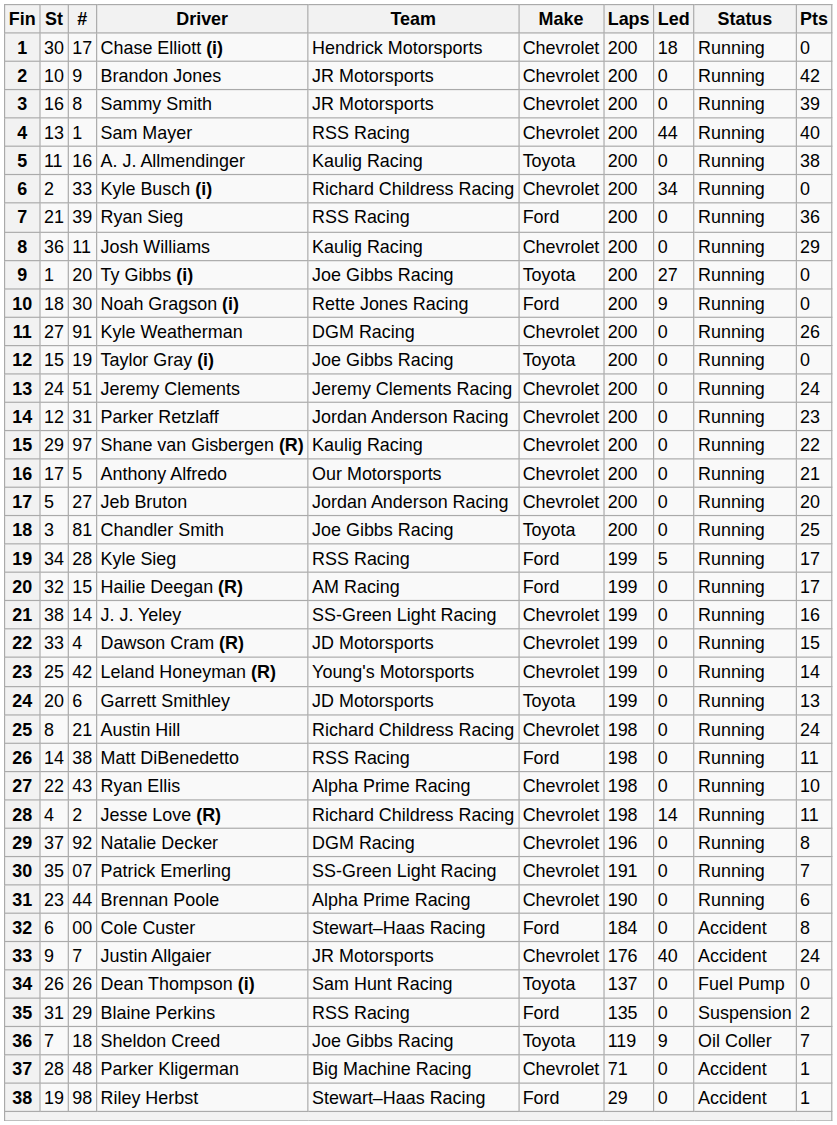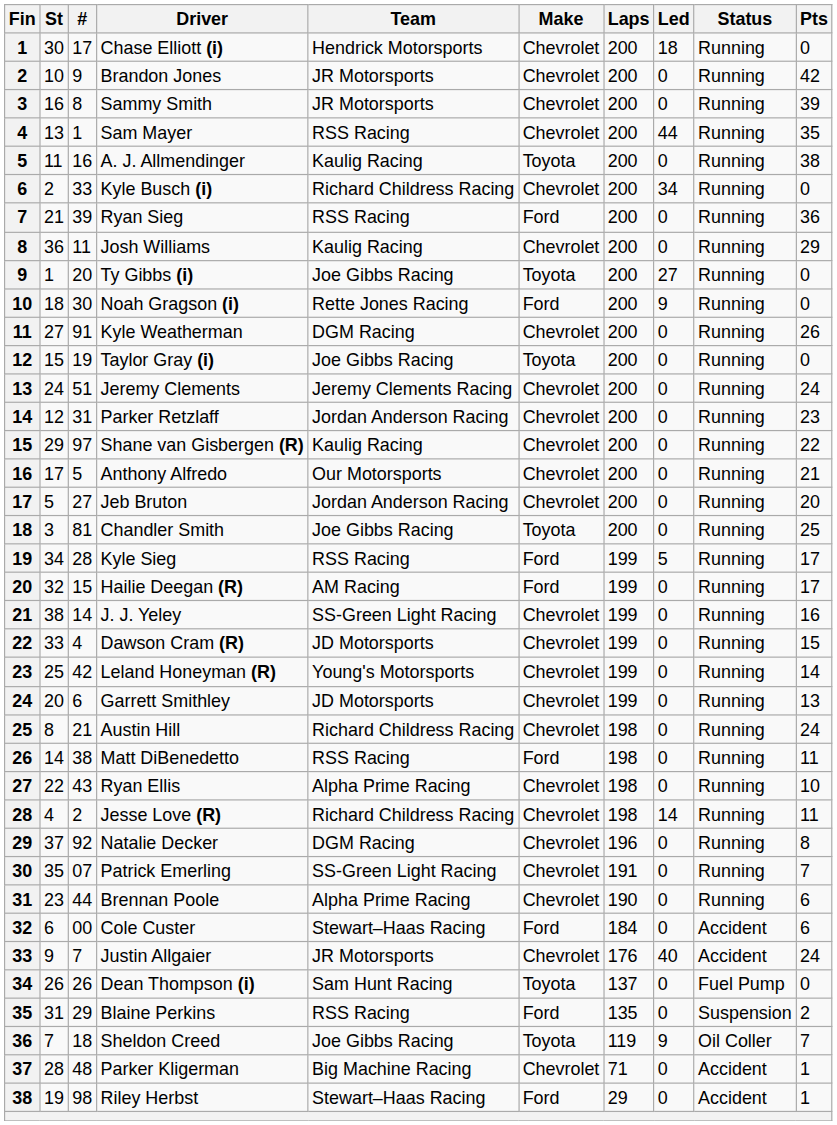(810, 133) 40 -> (810, 133) 35
(549, 700) Toyota -> (561, 700) Chevrolet
(805, 928) 8 -> (805, 928) 6
